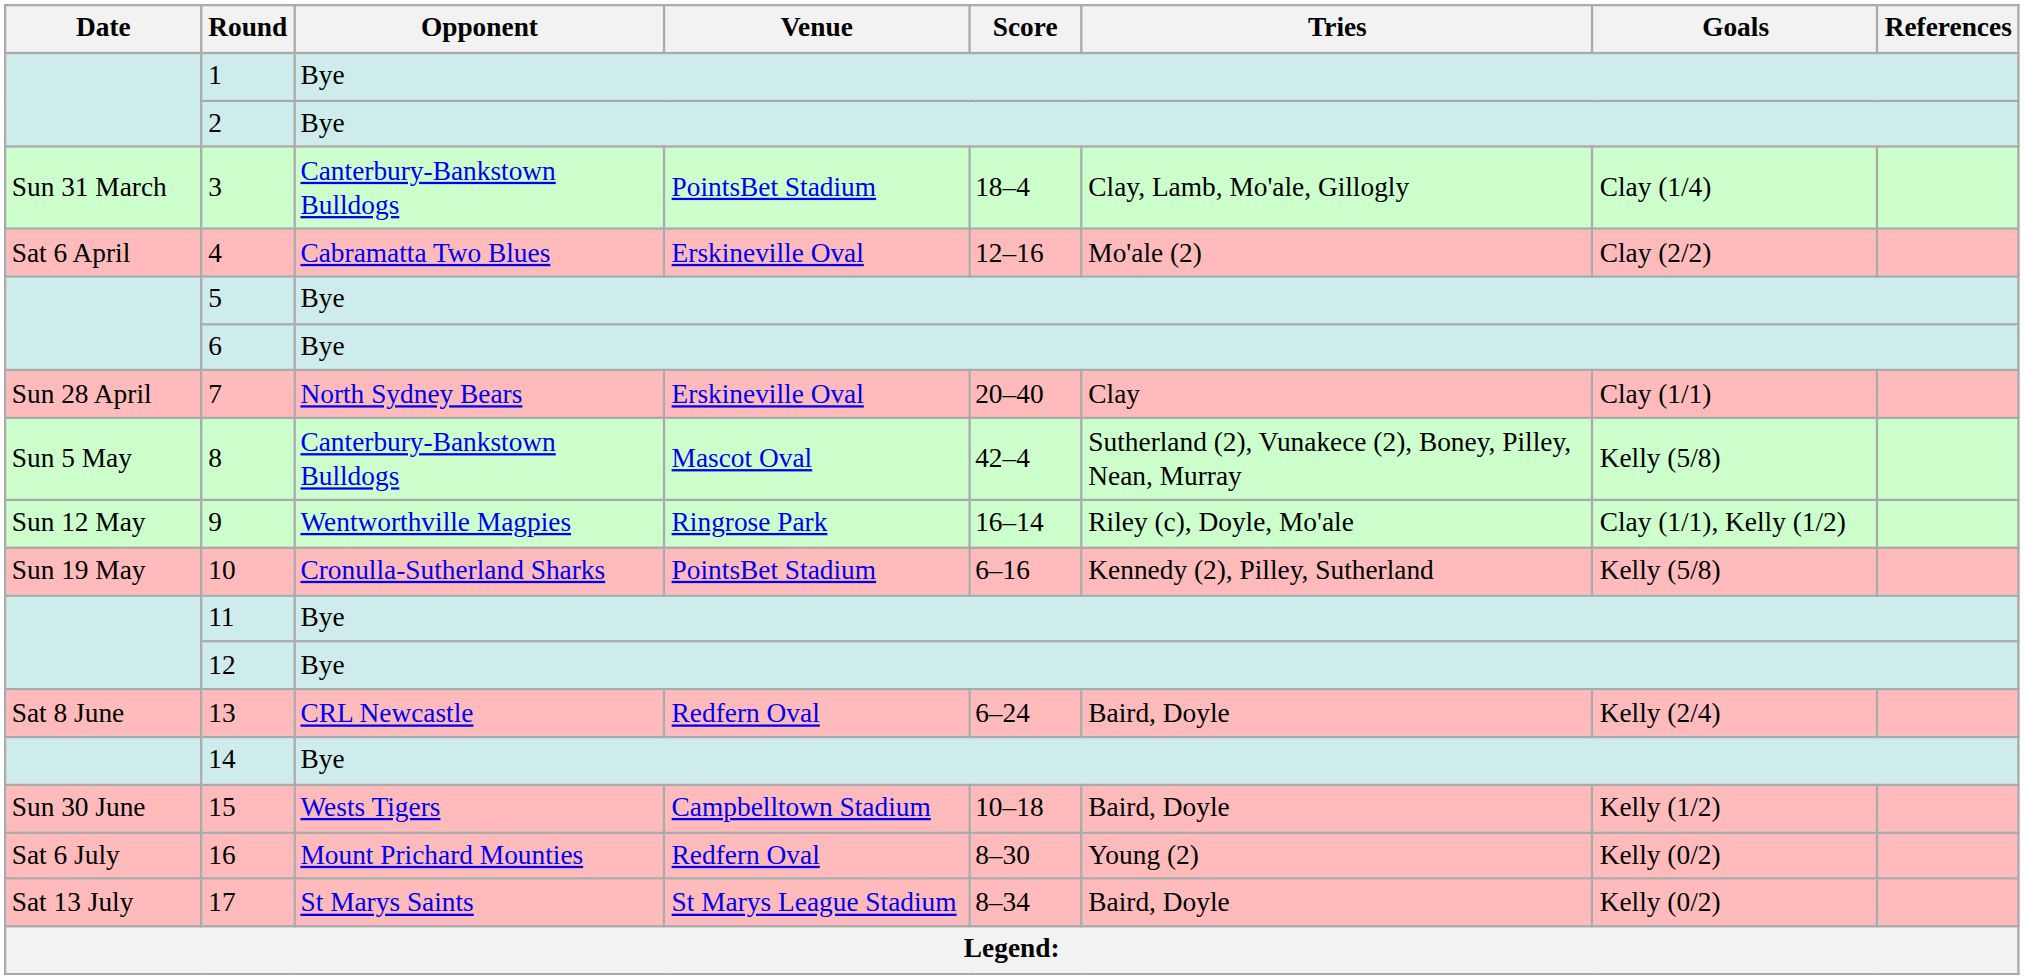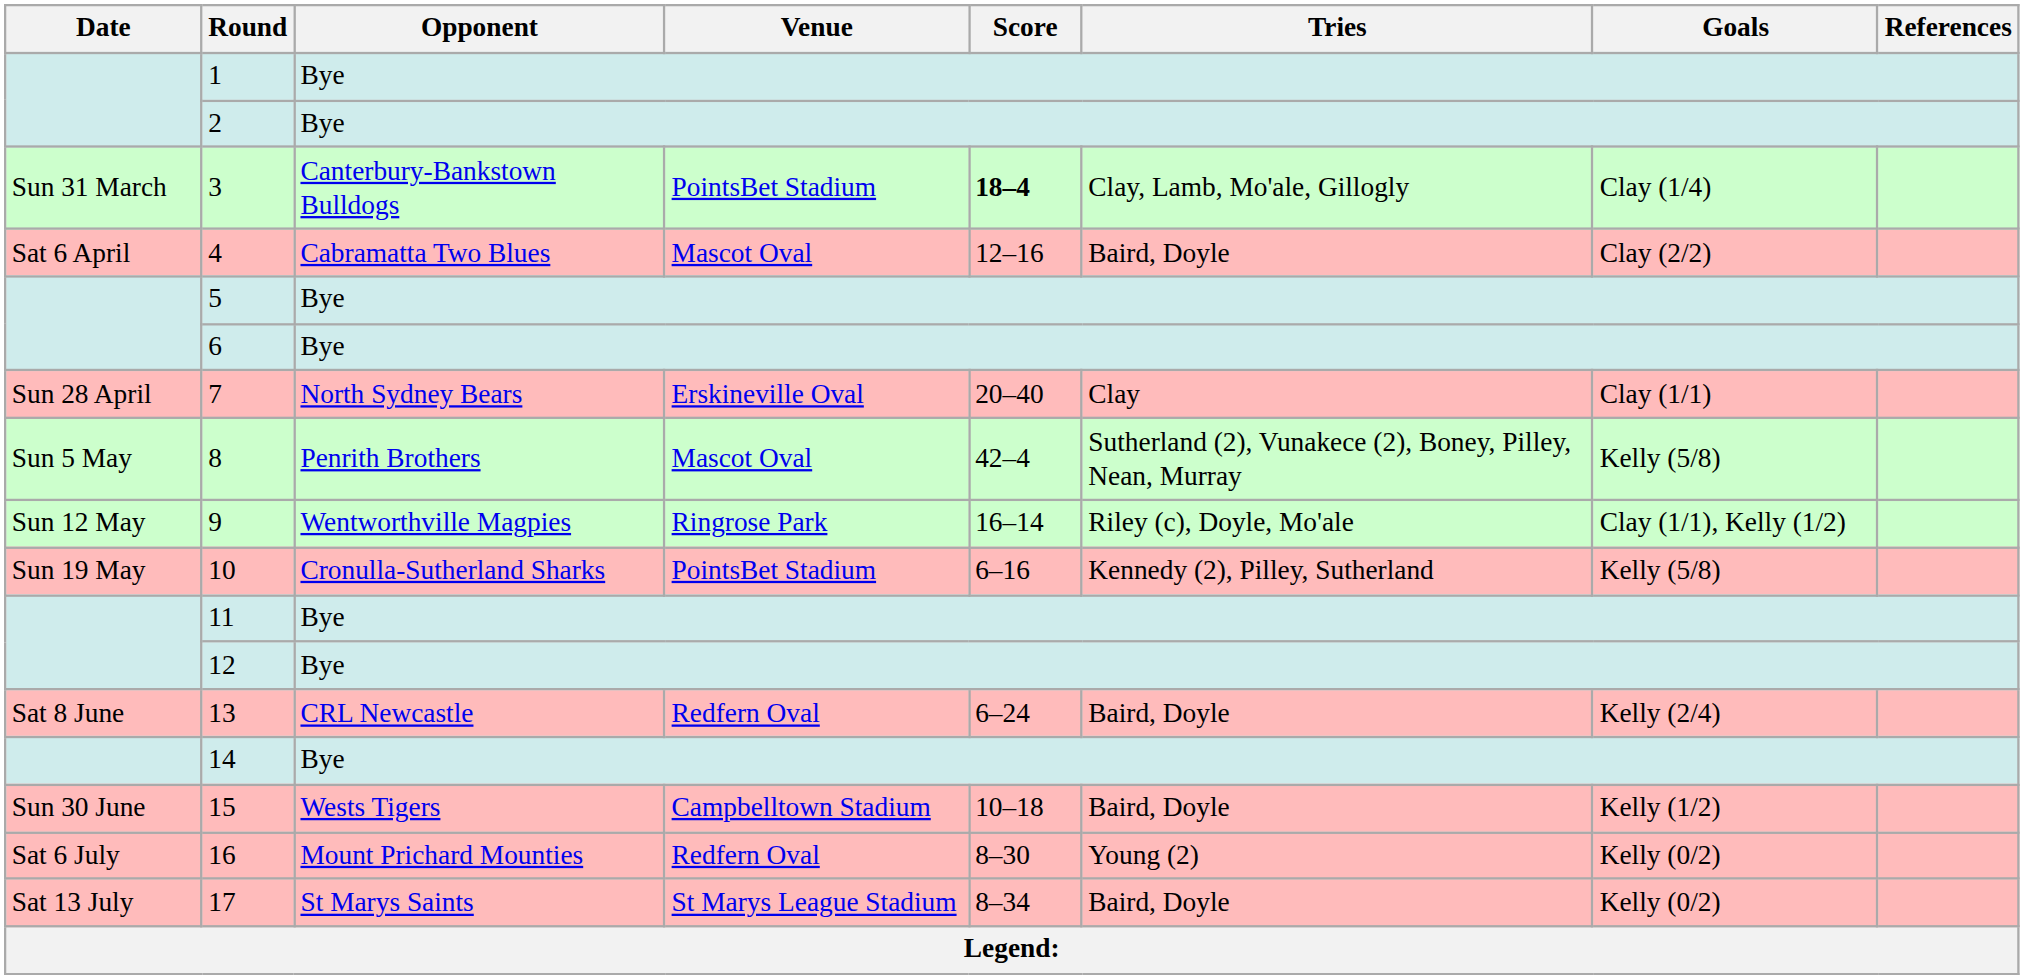(1003, 187) normal -> (1003, 187) bold
(768, 251) Erskineville Oval -> (742, 251) Mascot Oval
(1145, 251) Mo'ale (2) -> (1159, 251) Baird, Doyle
(428, 458) Canterbury-Bankstown Bulldogs -> (391, 458) Penrith Brothers
